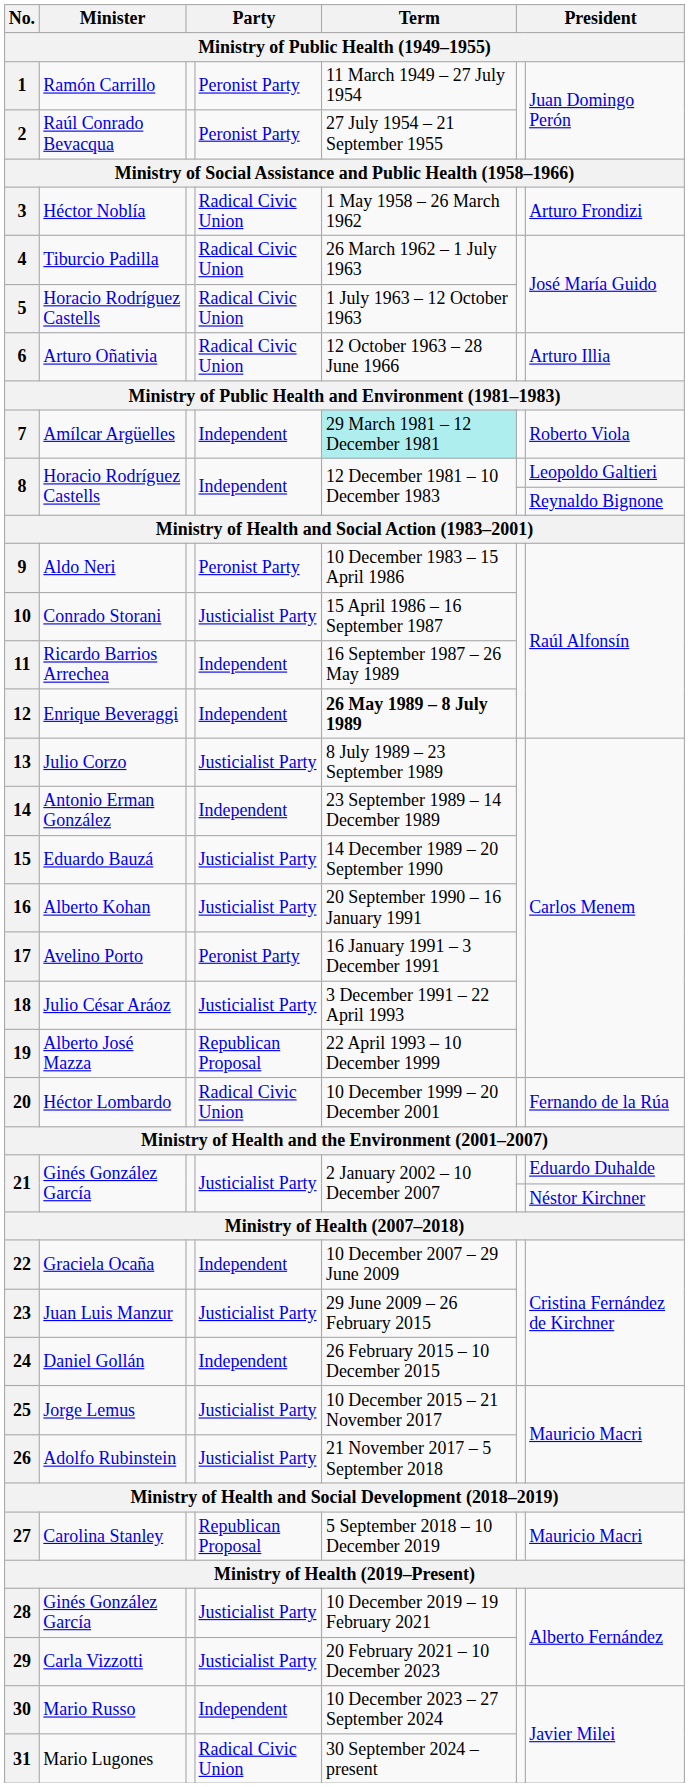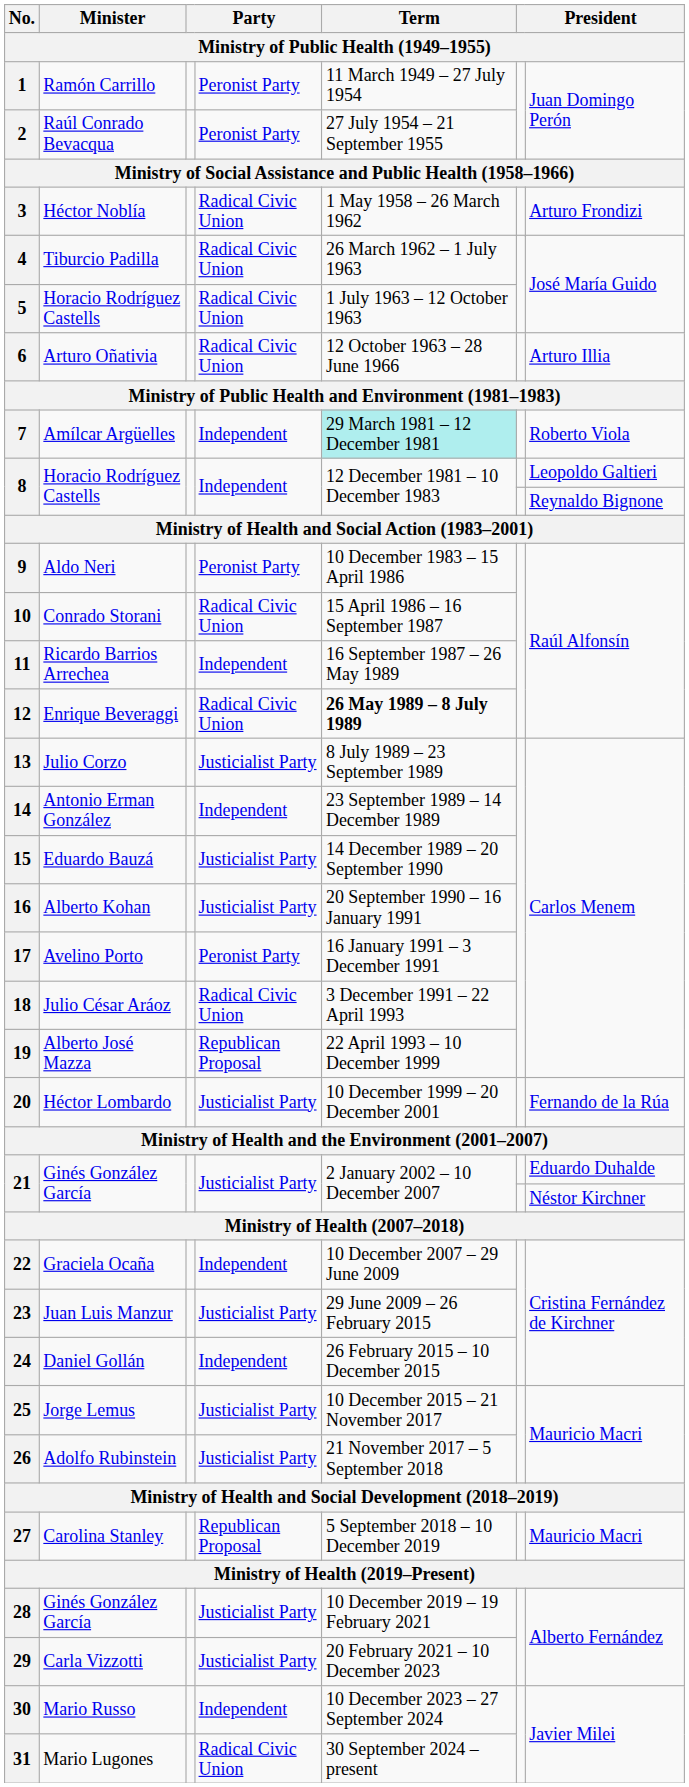(258, 616) Justicialist Party -> (248, 616) Radical Civic Union
(243, 713) Independent -> (248, 713) Radical Civic Union
(258, 1005) Justicialist Party -> (248, 1005) Radical Civic Union
(248, 1102) Radical Civic Union -> (258, 1102) Justicialist Party
